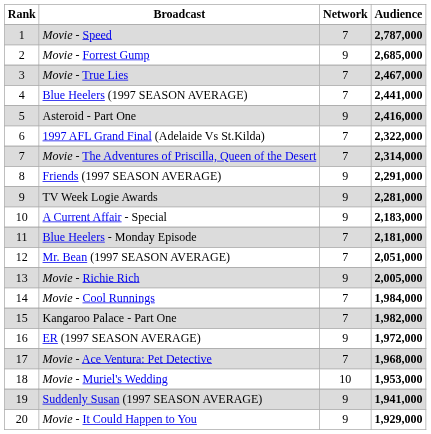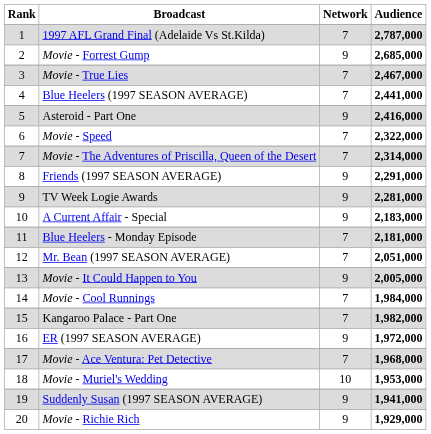(77, 34) Movie - Speed -> (154, 34) 1997 AFL Grand Final (Adelaide Vs St.Kilda)
(154, 136) 1997 AFL Grand Final (Adelaide Vs St.Kilda) -> (77, 136) Movie - Speed
(91, 277) Movie - Richie Rich -> (120, 277) Movie - It Could Happen to You
(120, 419) Movie - It Could Happen to You -> (91, 419) Movie - Richie Rich
